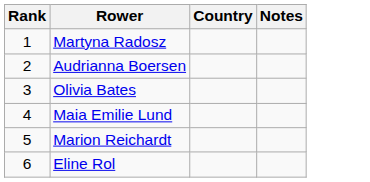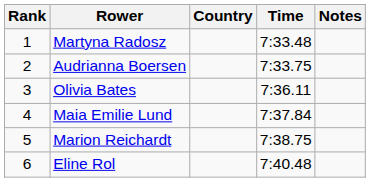+ column: (286, 16)
